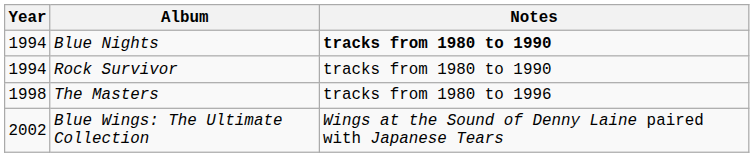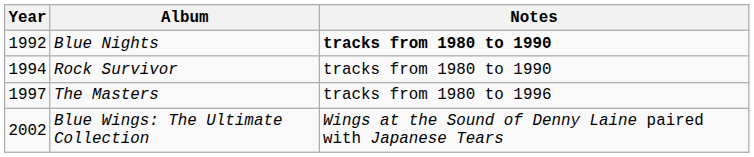(27, 43) 1994 -> (27, 43) 1992
(27, 95) 1998 -> (27, 95) 1997
